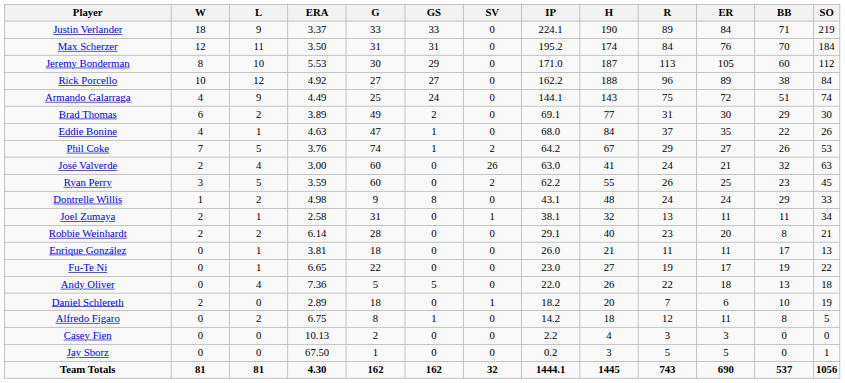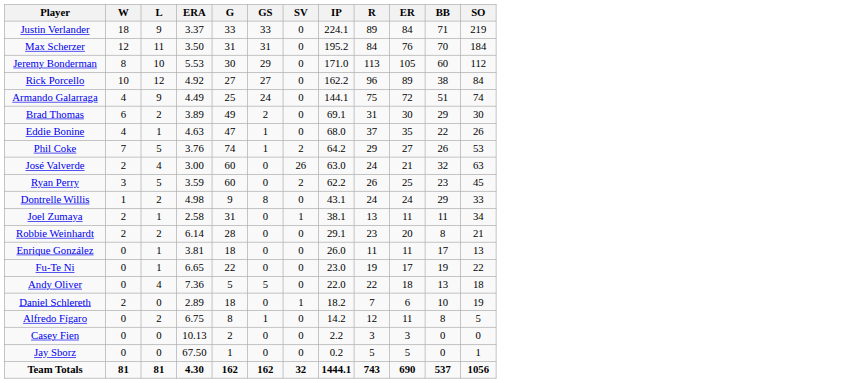- column: (609, 13)
